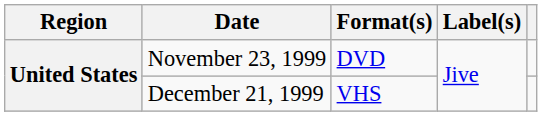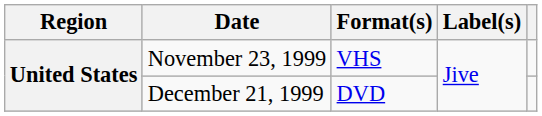(361, 57) DVD -> (359, 57) VHS
(359, 93) VHS -> (361, 93) DVD
